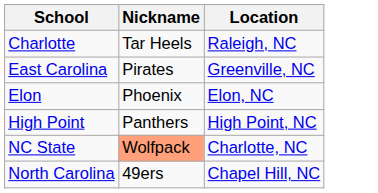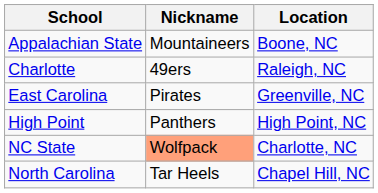+ row: (75, 43)
(157, 43) Tar Heels -> (170, 69) 49ers
- row: (25, 95)
(143, 174) 49ers -> (184, 174) Tar Heels
